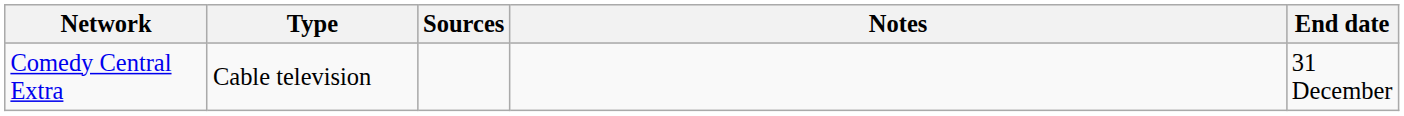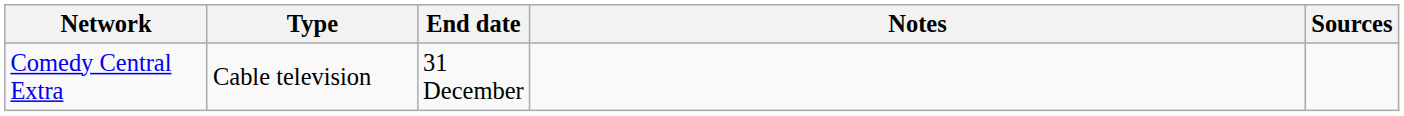columns swapped: (1342, 23) <-> (464, 23)
